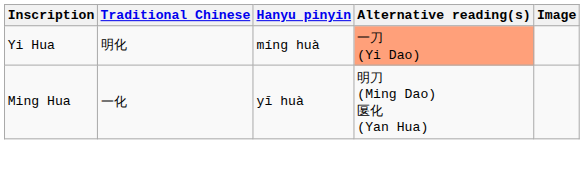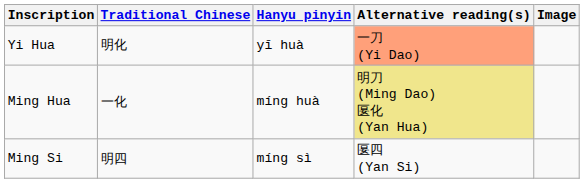(288, 46) míng huà -> (280, 46) yī huà
(280, 102) yī huà -> (288, 102) míng huà
(397, 103) no background -> (397, 103) khaki background
+ row: (35, 158)
